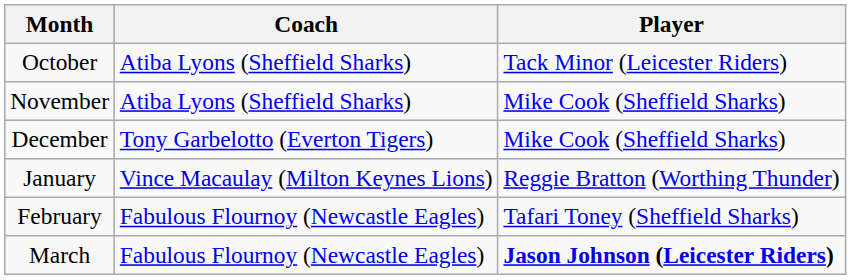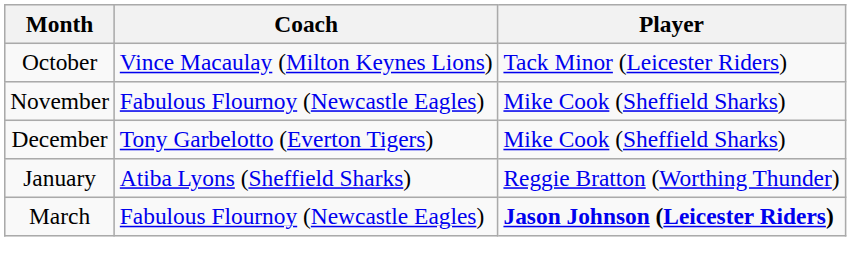(265, 62) Atiba Lyons (Sheffield Sharks) -> (306, 62) Vince Macaulay (Milton Keynes Lions)
(265, 101) Atiba Lyons (Sheffield Sharks) -> (302, 101) Fabulous Flournoy (Newcastle Eagles)
(306, 178) Vince Macaulay (Milton Keynes Lions) -> (265, 178) Atiba Lyons (Sheffield Sharks)
- row: (60, 216)
